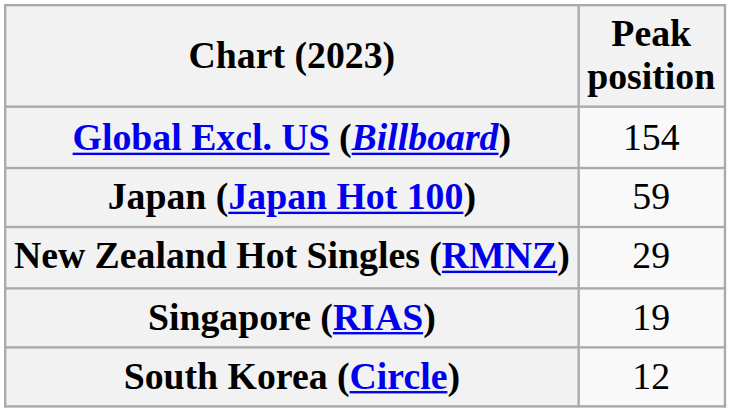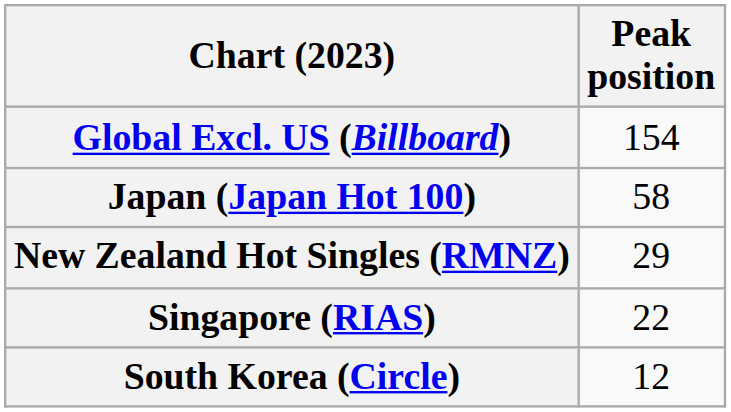(651, 196) 59 -> (651, 196) 58
(651, 316) 19 -> (651, 316) 22
